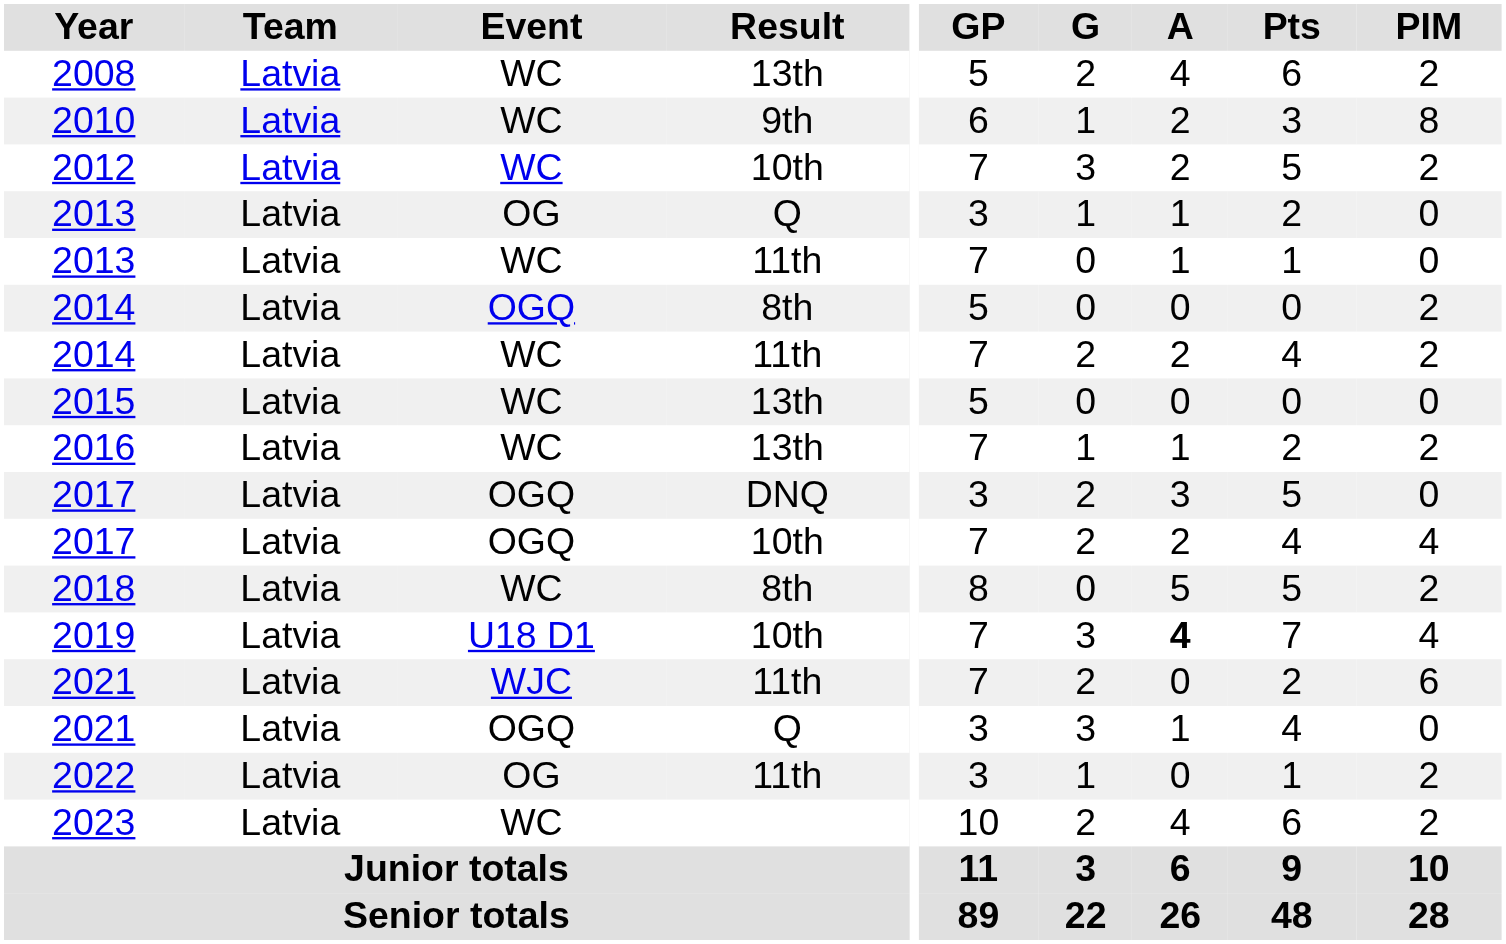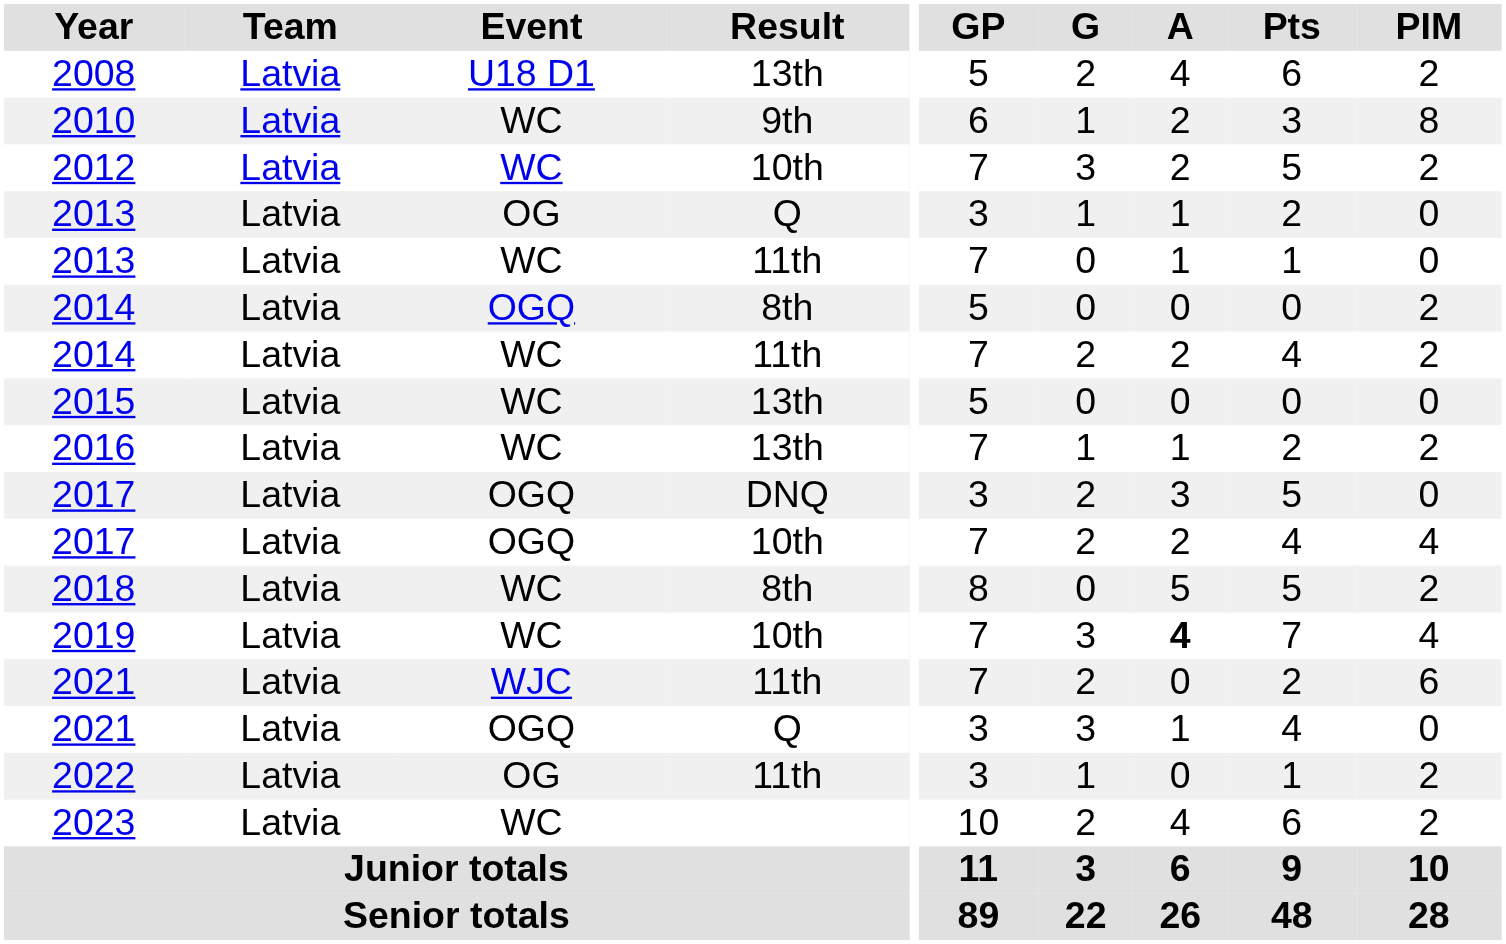(531, 73) WC -> (531, 73) U18 D1
(531, 635) U18 D1 -> (531, 635) WC
